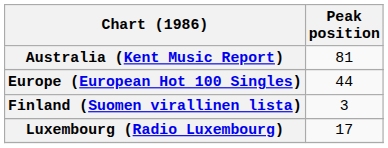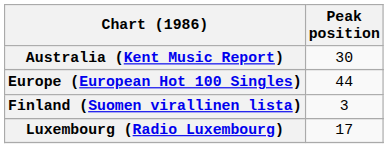(344, 58) 81 -> (344, 58) 30
